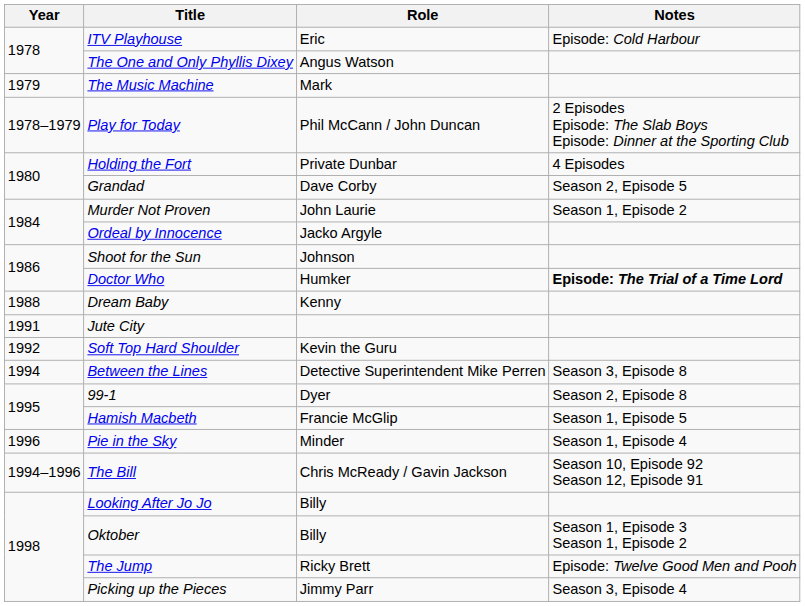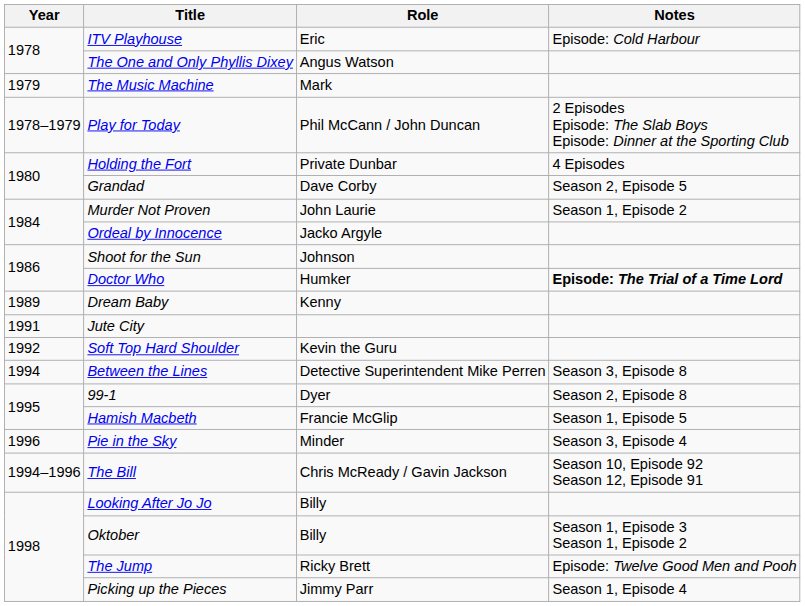(24, 302) 1988 -> (24, 302) 1989
(620, 441) Season 1, Episode 4 -> (620, 441) Season 3, Episode 4
(620, 589) Season 3, Episode 4 -> (620, 589) Season 1, Episode 4
